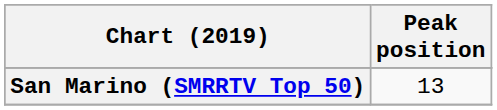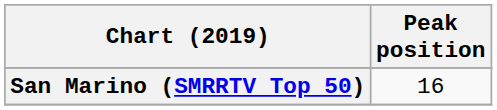(431, 87) 13 -> (431, 87) 16
